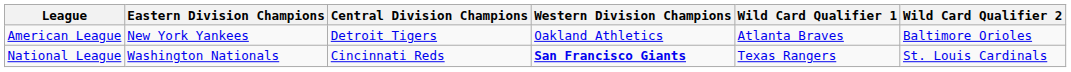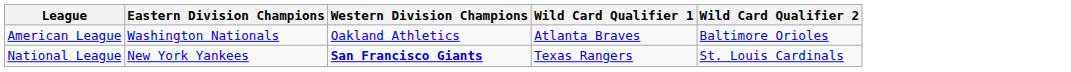- column: (429, 15)
(188, 35) New York Yankees -> (203, 35) Washington Nationals
(203, 56) Washington Nationals -> (188, 56) New York Yankees
